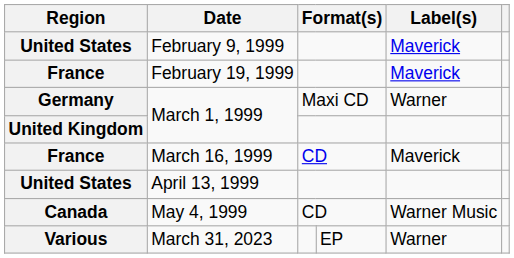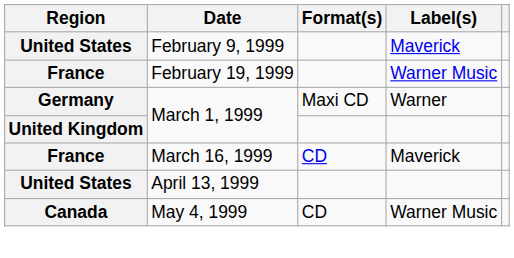(425, 73) Maverick -> (444, 73) Warner Music
- row: (76, 239)
